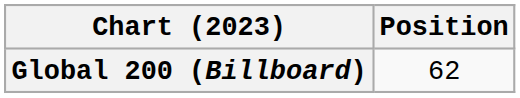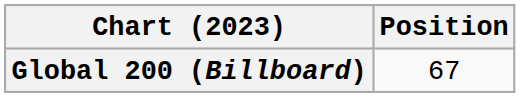(444, 71) 62 -> (444, 71) 67
